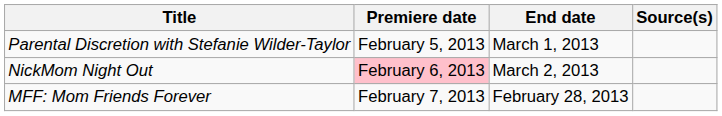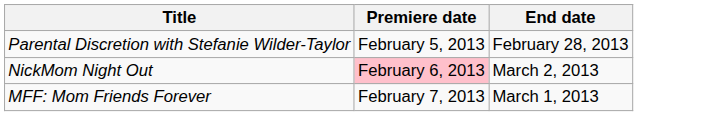- column: (674, 17)
(546, 44) March 1, 2013 -> (560, 44) February 28, 2013
(560, 96) February 28, 2013 -> (546, 96) March 1, 2013
